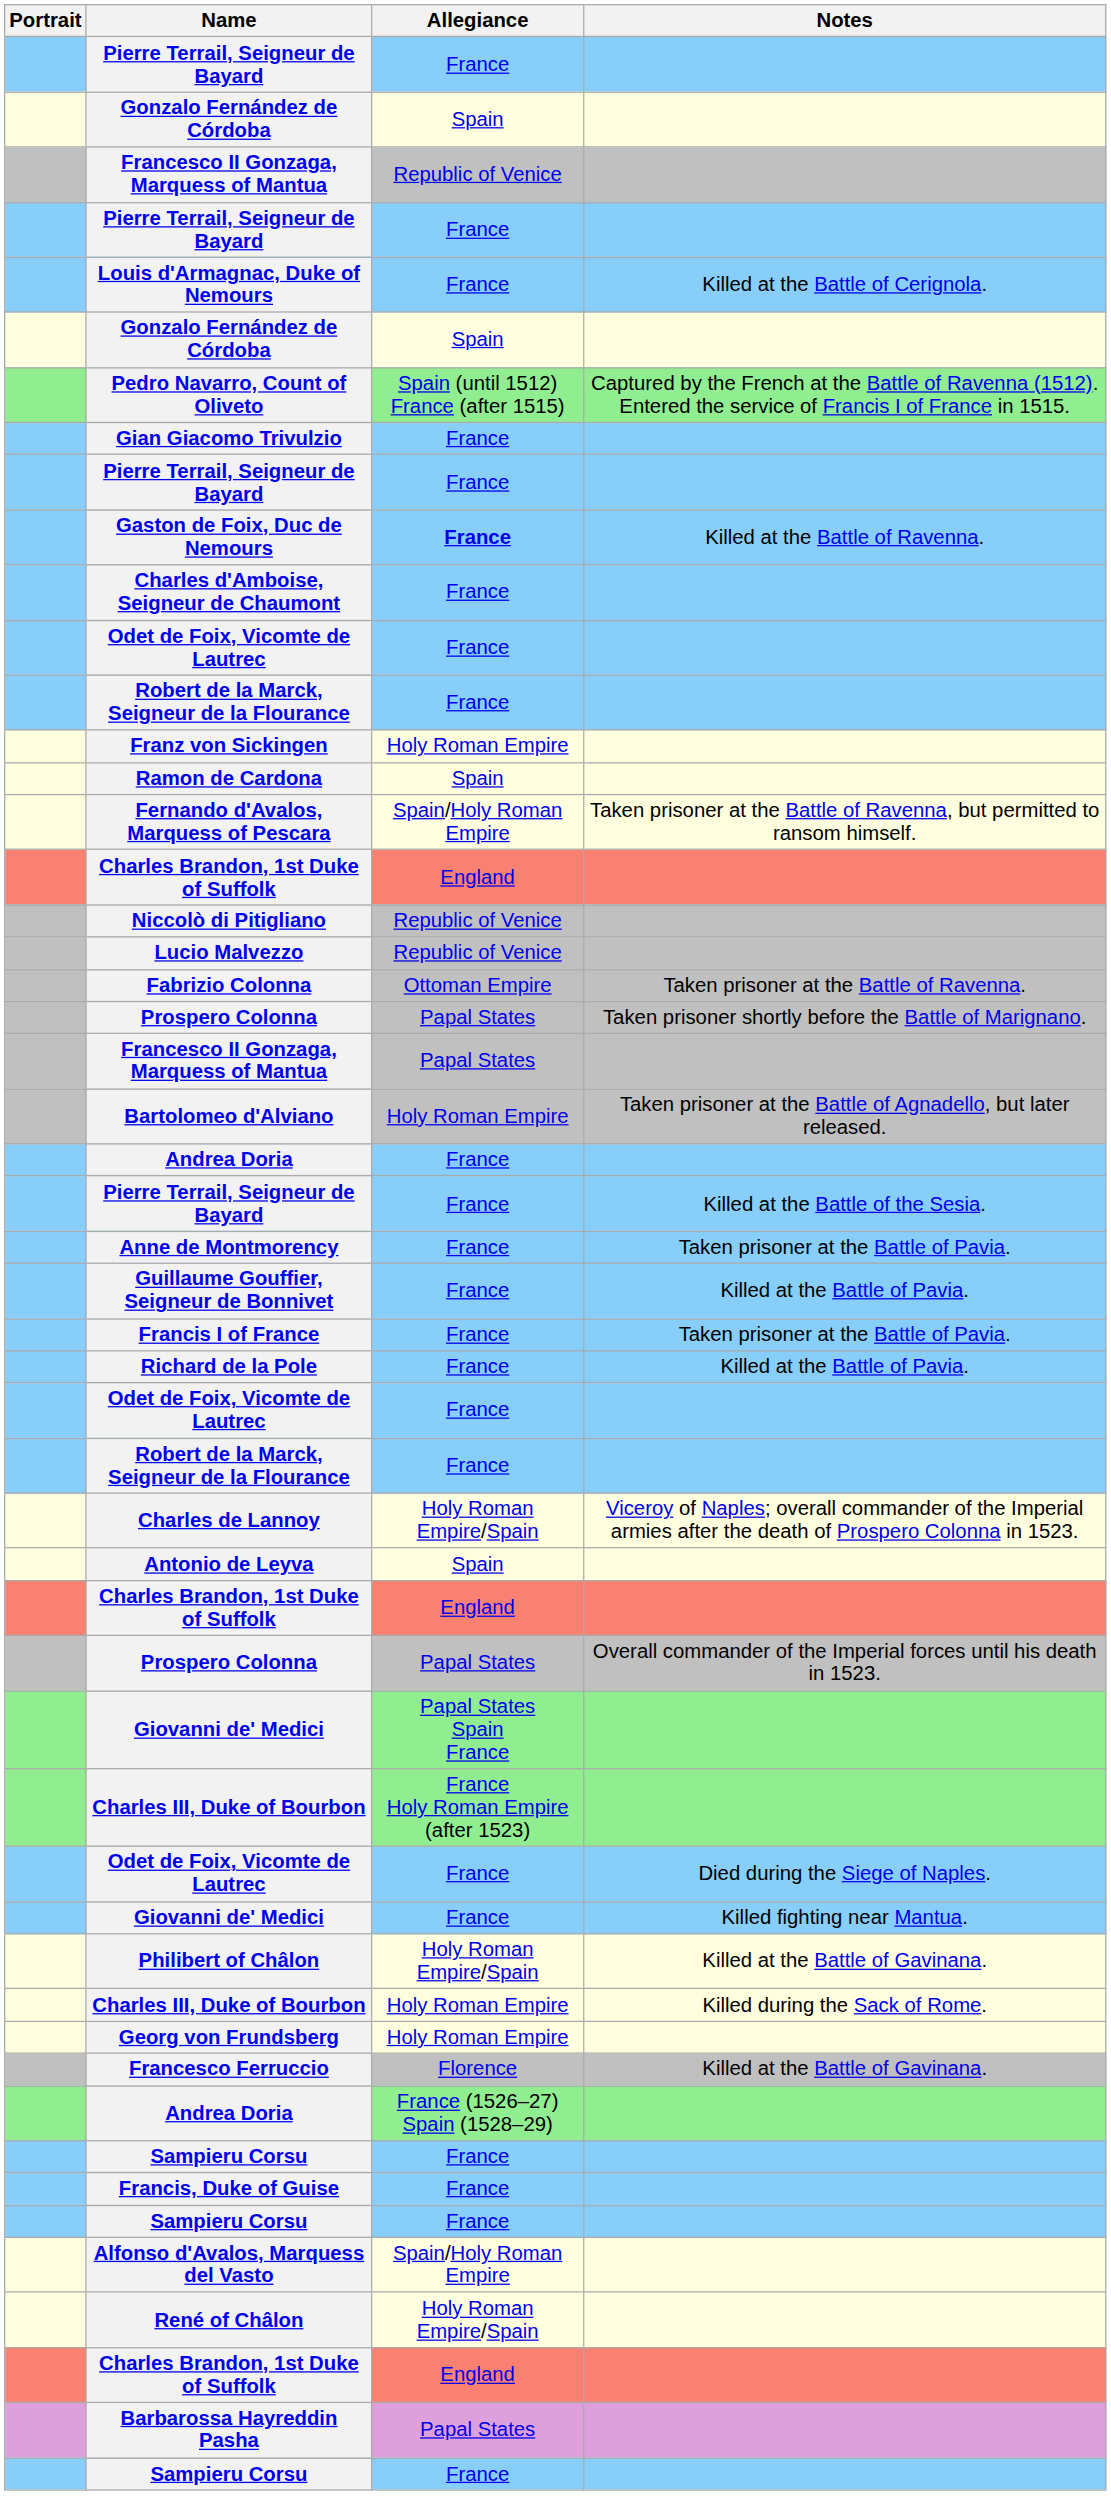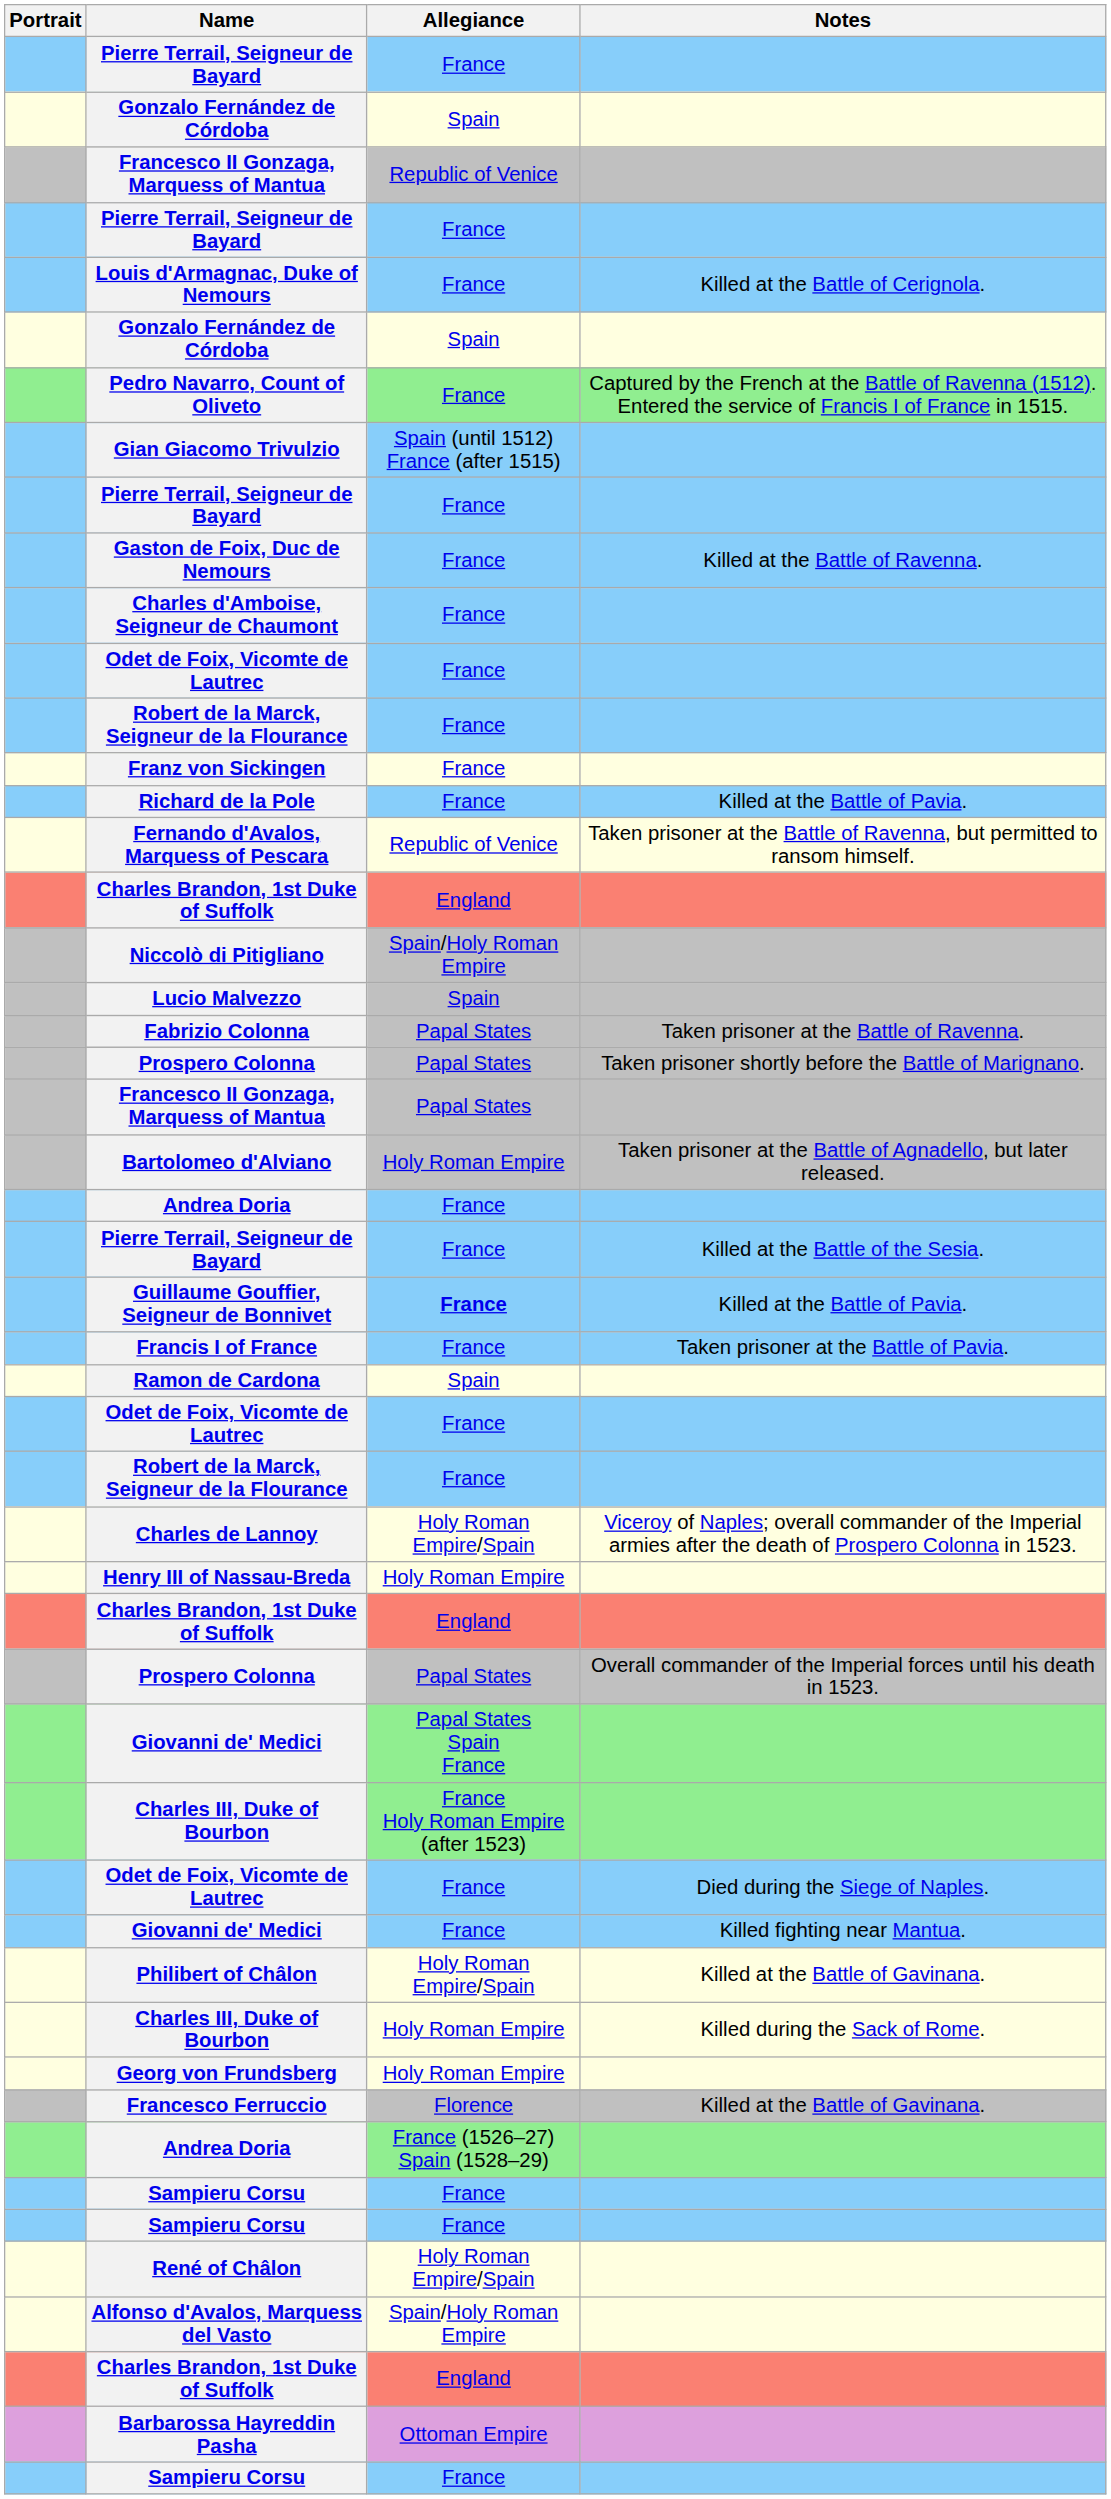(478, 394) Spain (until 1512) France (after 1515) -> (474, 394) France
(478, 438) France -> (474, 449) Spain (until 1512) France (after 1515)
(478, 537) bold -> (474, 560) normal
(478, 746) Holy Roman Empire -> (474, 768) France
rows swapped: (229, 778) <-> (229, 1366)
(478, 821) Spain/Holy Roman Empire -> (474, 844) Republic of Venice
(478, 920) Republic of Venice -> (474, 955) Spain/Holy Roman Empire
(478, 952) Republic of Venice -> (474, 998) Spain
(478, 985) Ottoman Empire -> (474, 1030) Papal States
- row: (229, 1247)
(478, 1290) normal -> (474, 1304) bold
- row: (229, 1564)
+ row: (227, 1577)
- row: (229, 2188)
rows swapped: (229, 2319) <-> (229, 2264)
(478, 2429) Papal States -> (474, 2434) Ottoman Empire
